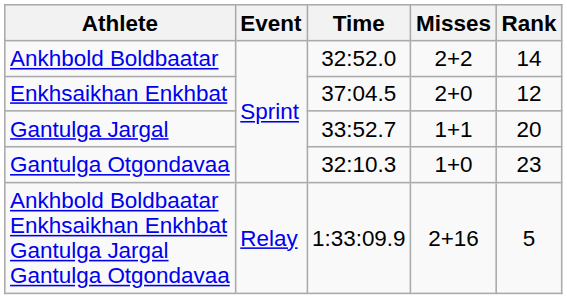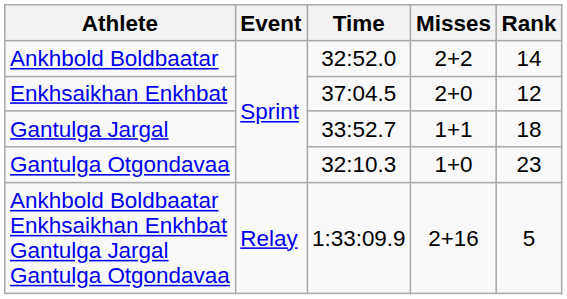(529, 129) 20 -> (529, 129) 18
